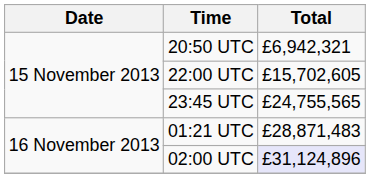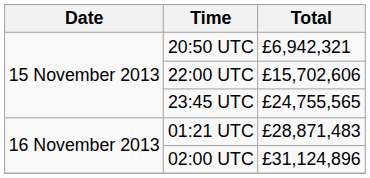(311, 74) £15,702,605 -> (311, 74) £15,702,606
(311, 159) lavender background -> (311, 159) no background
